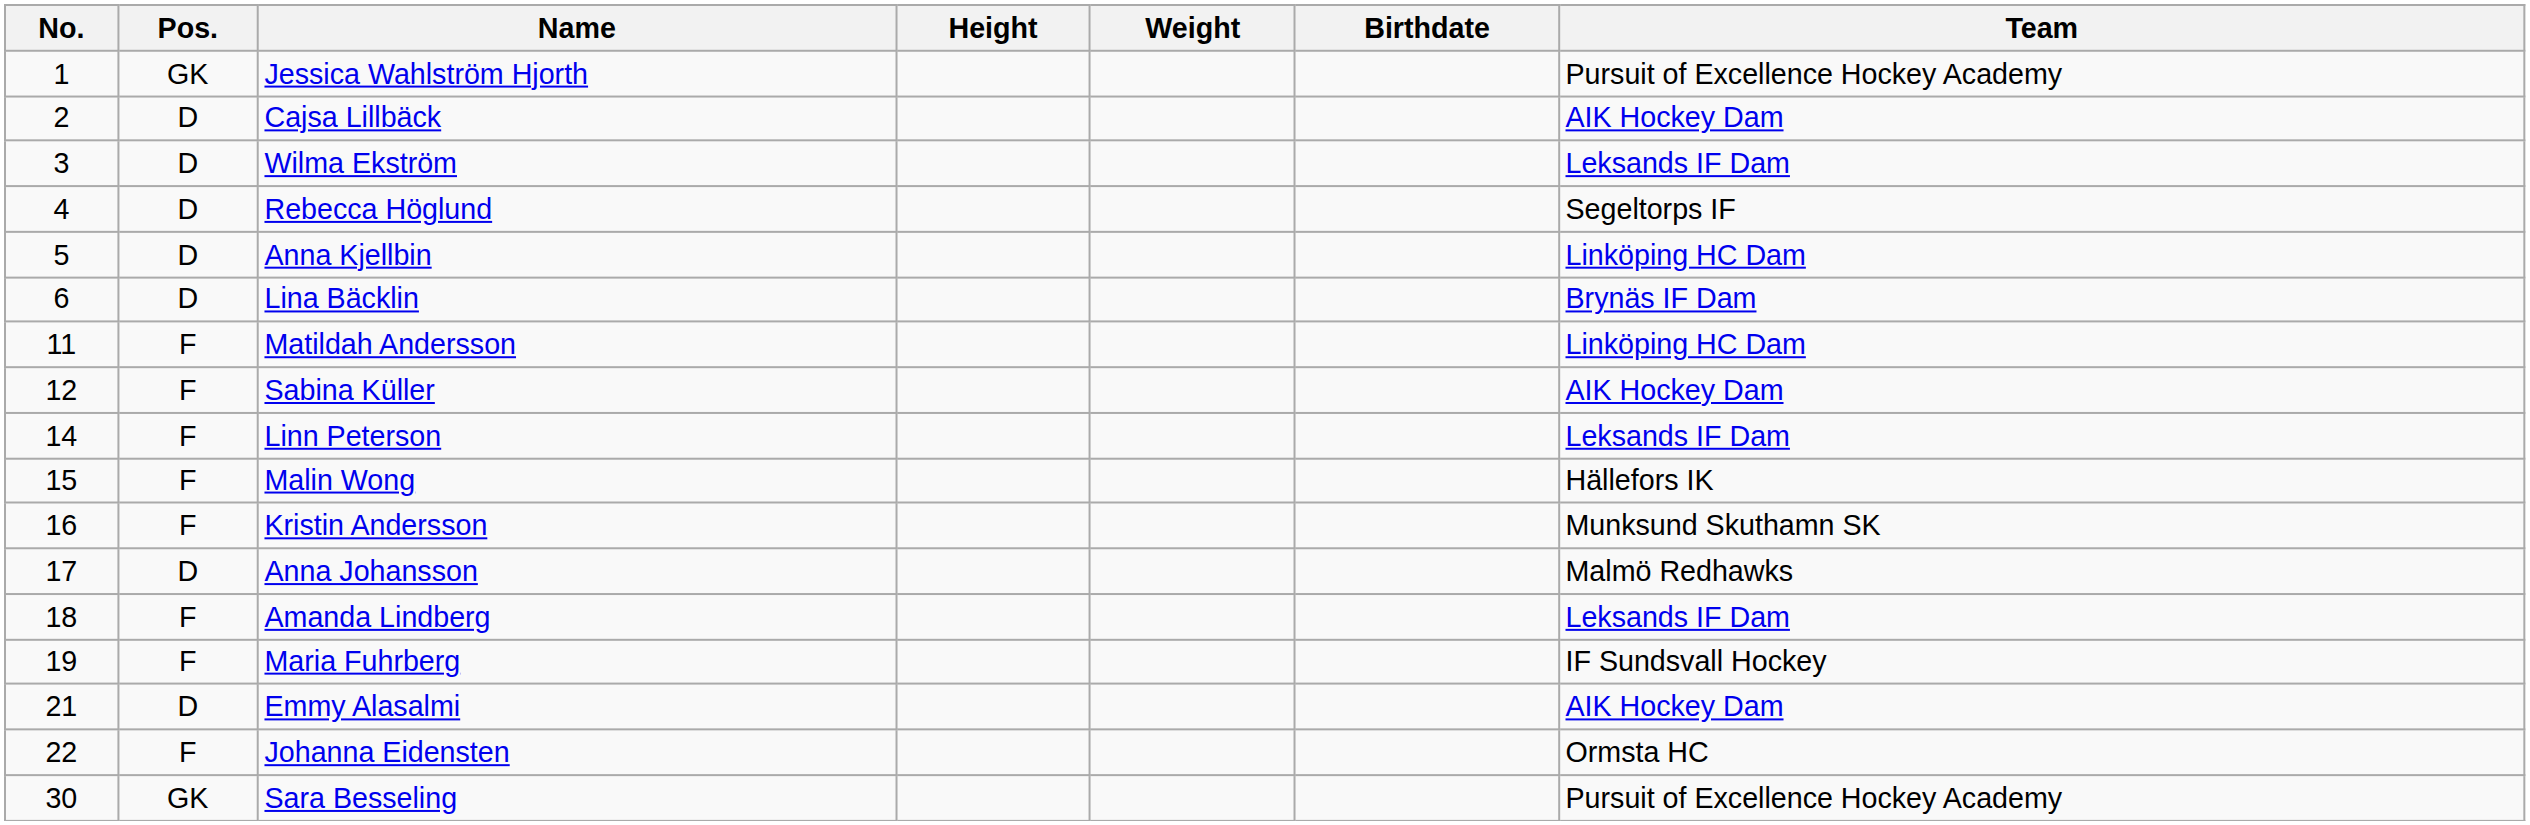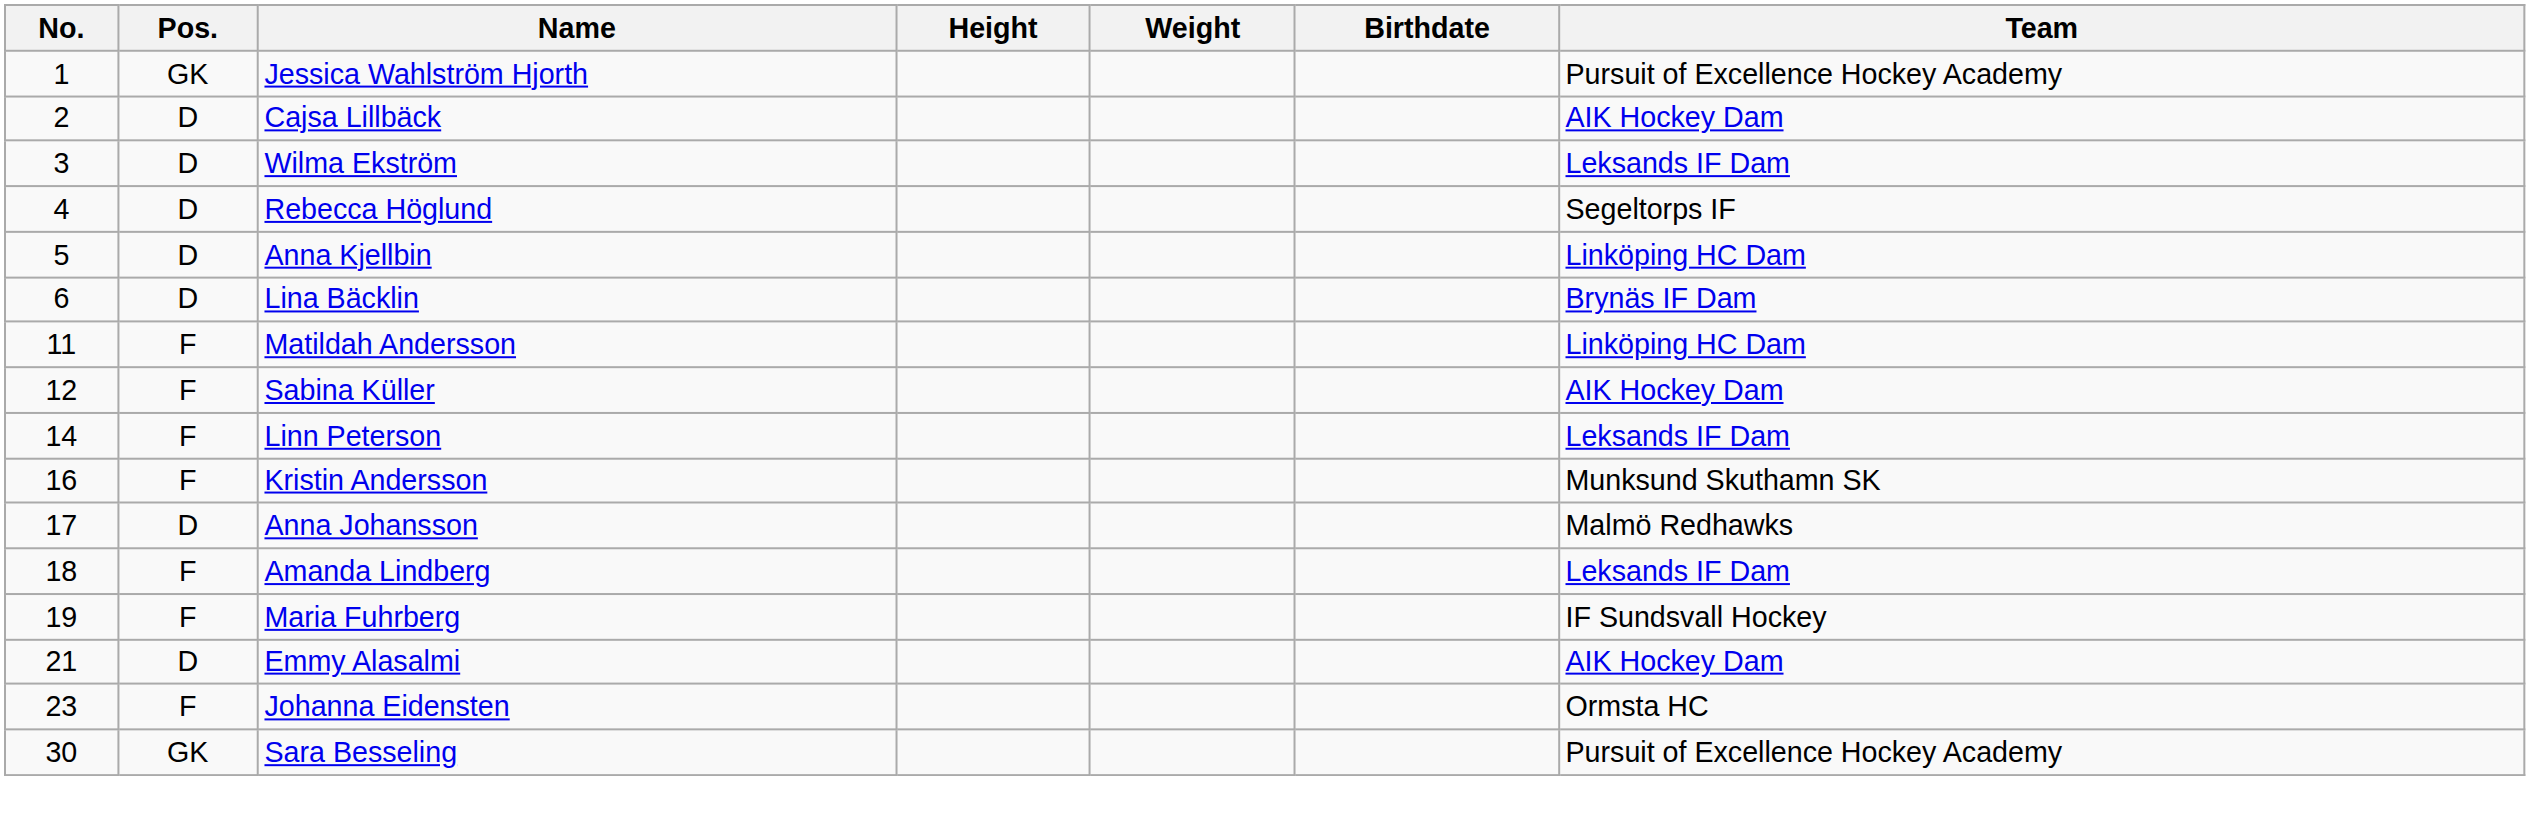- row: (340, 481)
(61, 752) 22 -> (61, 707) 23
